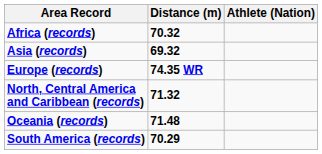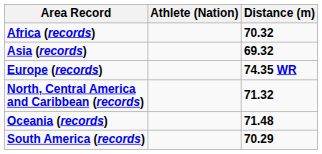columns swapped: (271, 13) <-> (186, 13)
